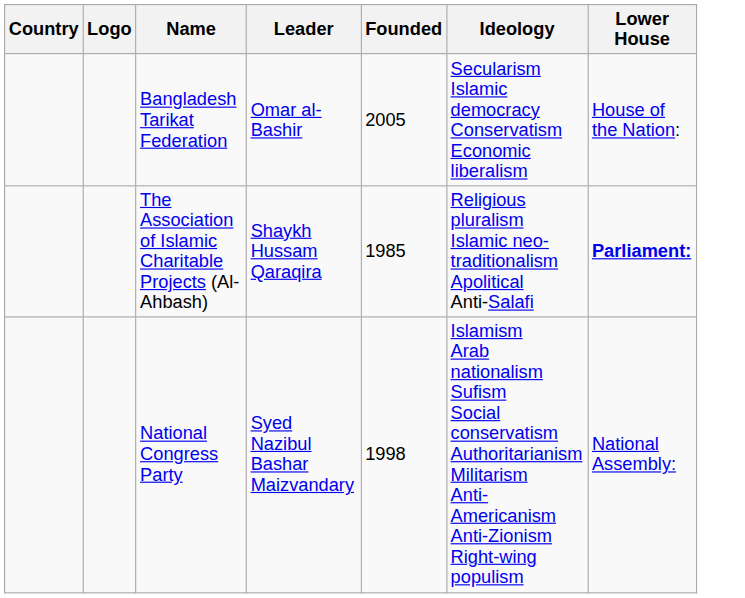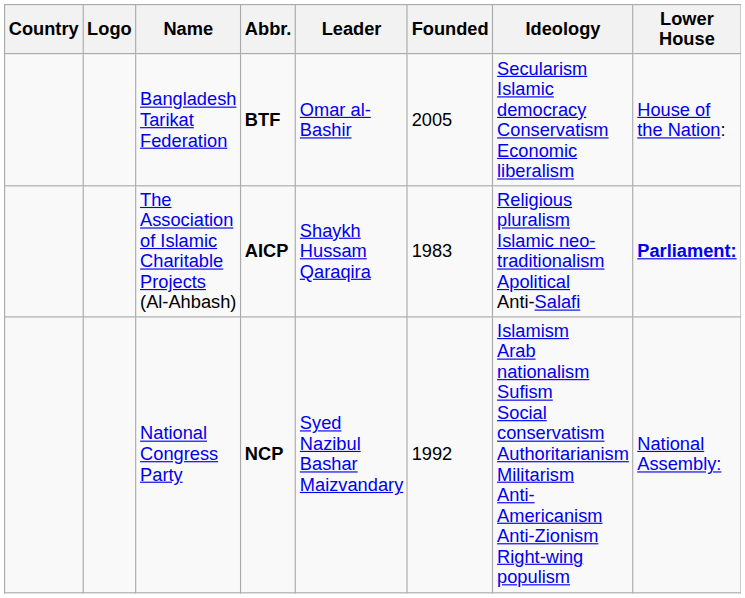+ column: (268, 29)
(385, 251) 1985 -> (432, 251) 1983
(385, 454) 1998 -> (432, 454) 1992
